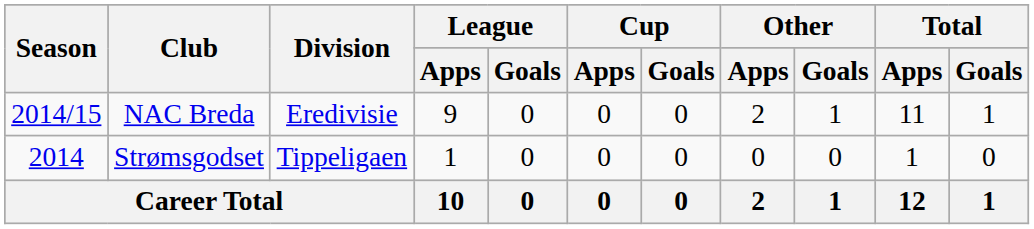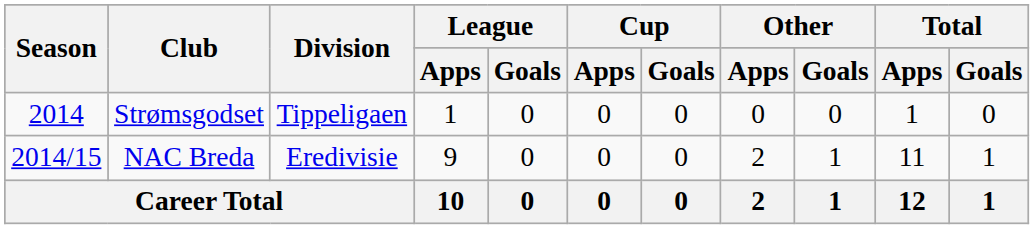rows swapped: (189, 157) <-> (189, 113)
